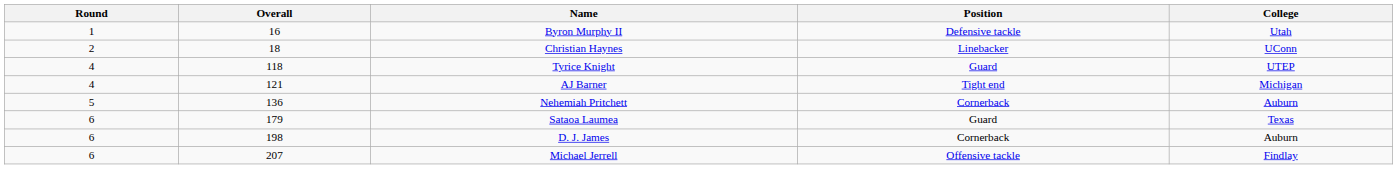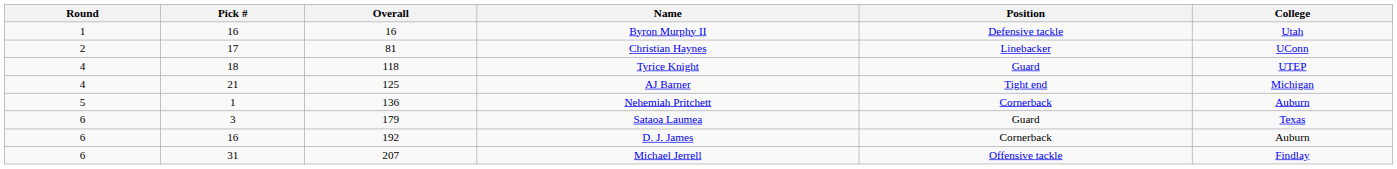+ column: (233, 13)
(274, 48) 18 -> (391, 48) 81
(274, 84) 121 -> (391, 84) 125
(274, 137) 198 -> (391, 137) 192
